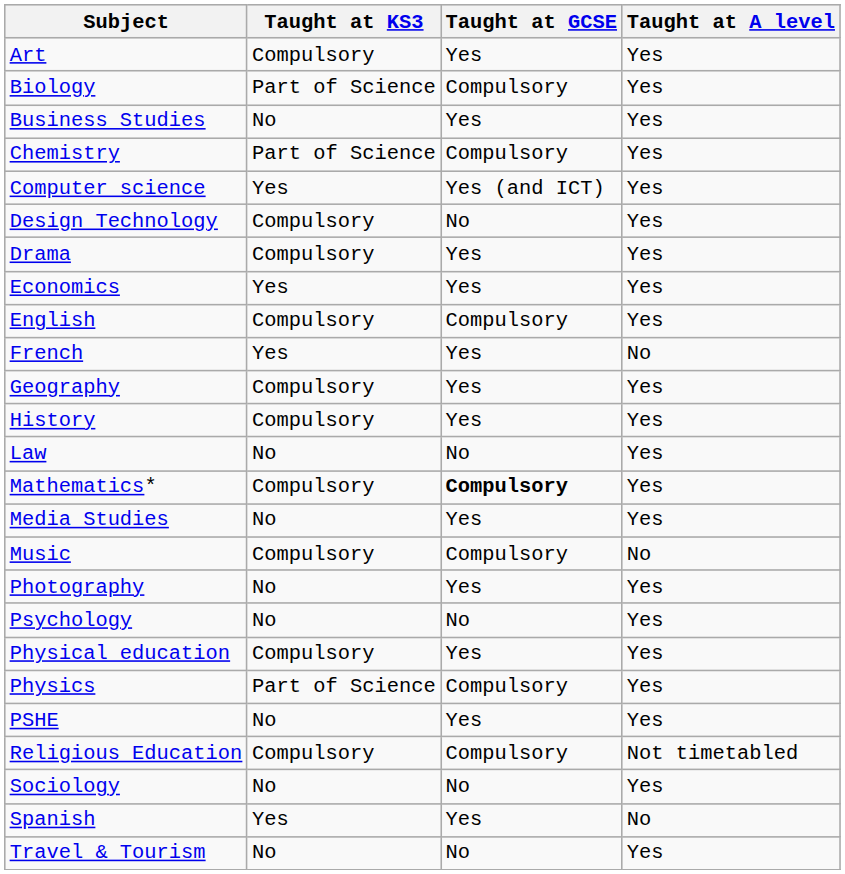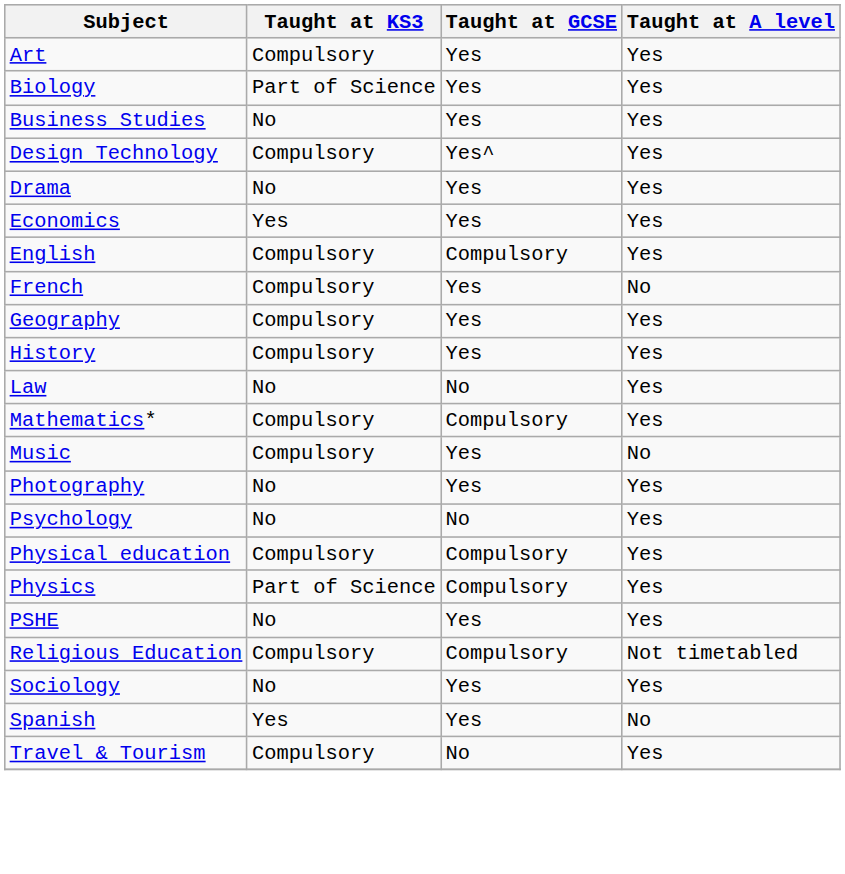(507, 88) Compulsory -> (464, 88) Yes
- row: (65, 154)
- row: (108, 188)
(458, 221) No -> (470, 154) Yes^
(313, 254) Compulsory -> (264, 188) No
(270, 354) Yes -> (313, 288) Compulsory
(507, 487) bold -> (507, 421) normal
- row: (89, 520)
(507, 554) Compulsory -> (464, 454) Yes
(464, 653) Yes -> (507, 554) Compulsory
(458, 786) No -> (464, 687) Yes
(264, 853) No -> (313, 753) Compulsory
